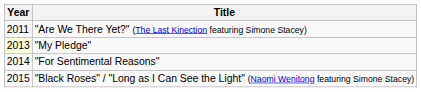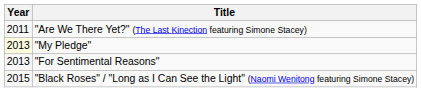(18, 62) 2014 -> (18, 62) 2013
